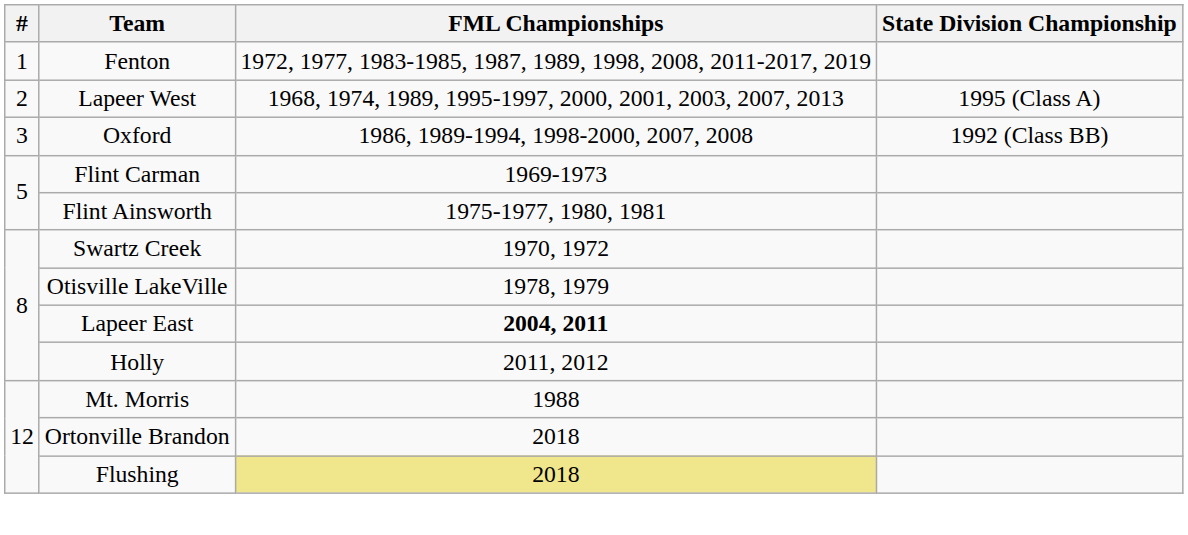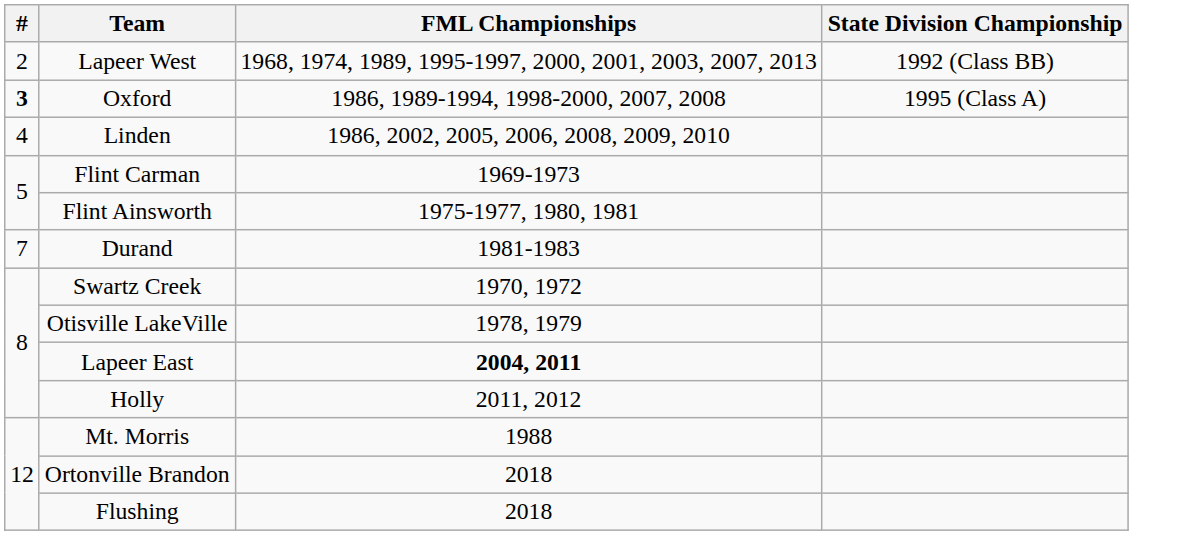- row: (137, 60)
(1029, 98) 1995 (Class A) -> (975, 60) 1992 (Class BB)
(22, 135) normal -> (22, 98) bold
(1029, 135) 1992 (Class BB) -> (975, 98) 1995 (Class A)
+ row: (137, 135)
+ row: (137, 248)
(556, 473) khaki background -> (529, 511) no background
